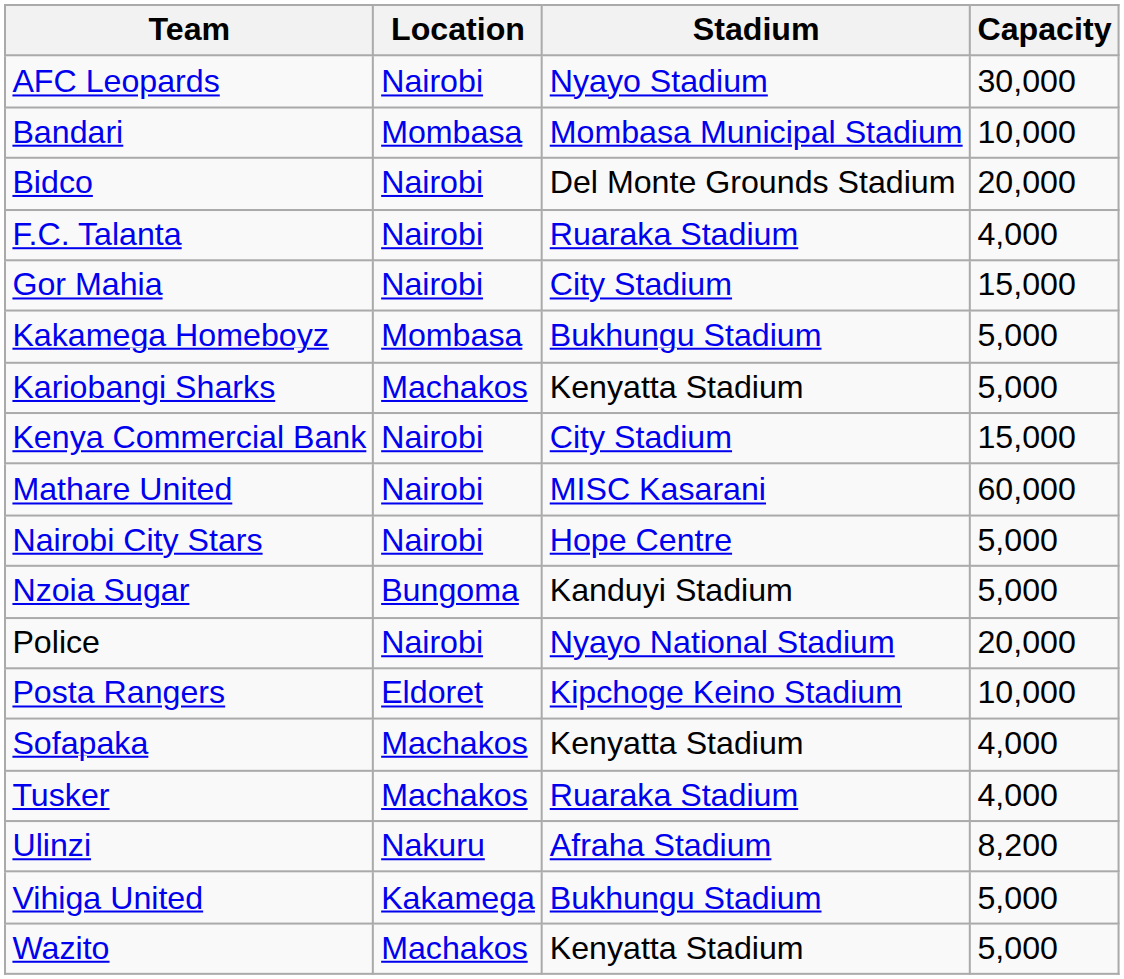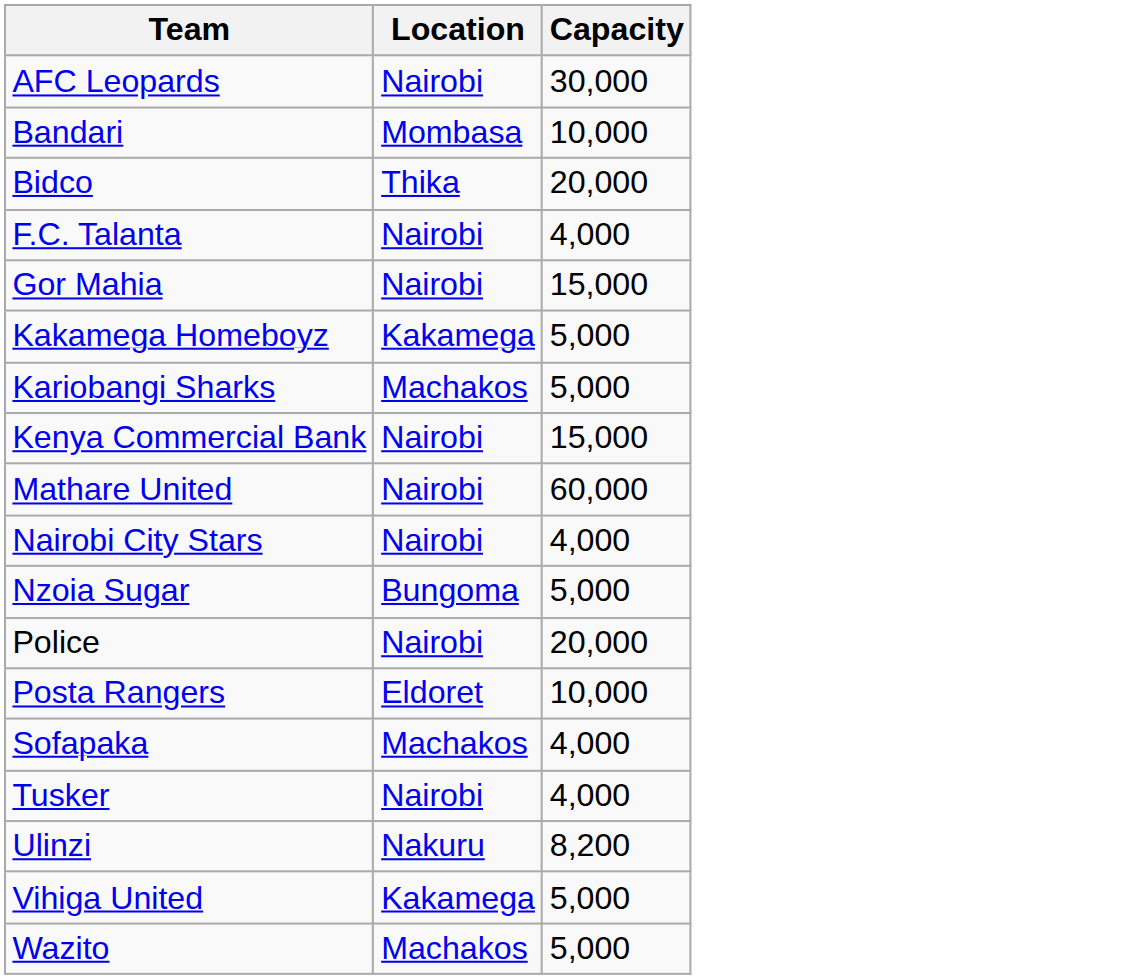- column: (756, 30)
(432, 183) Nairobi -> (420, 183) Thika
(452, 336) Mombasa -> (458, 336) Kakamega
(1018, 540) 5,000 -> (590, 540) 4,000
(454, 795) Machakos -> (432, 795) Nairobi
